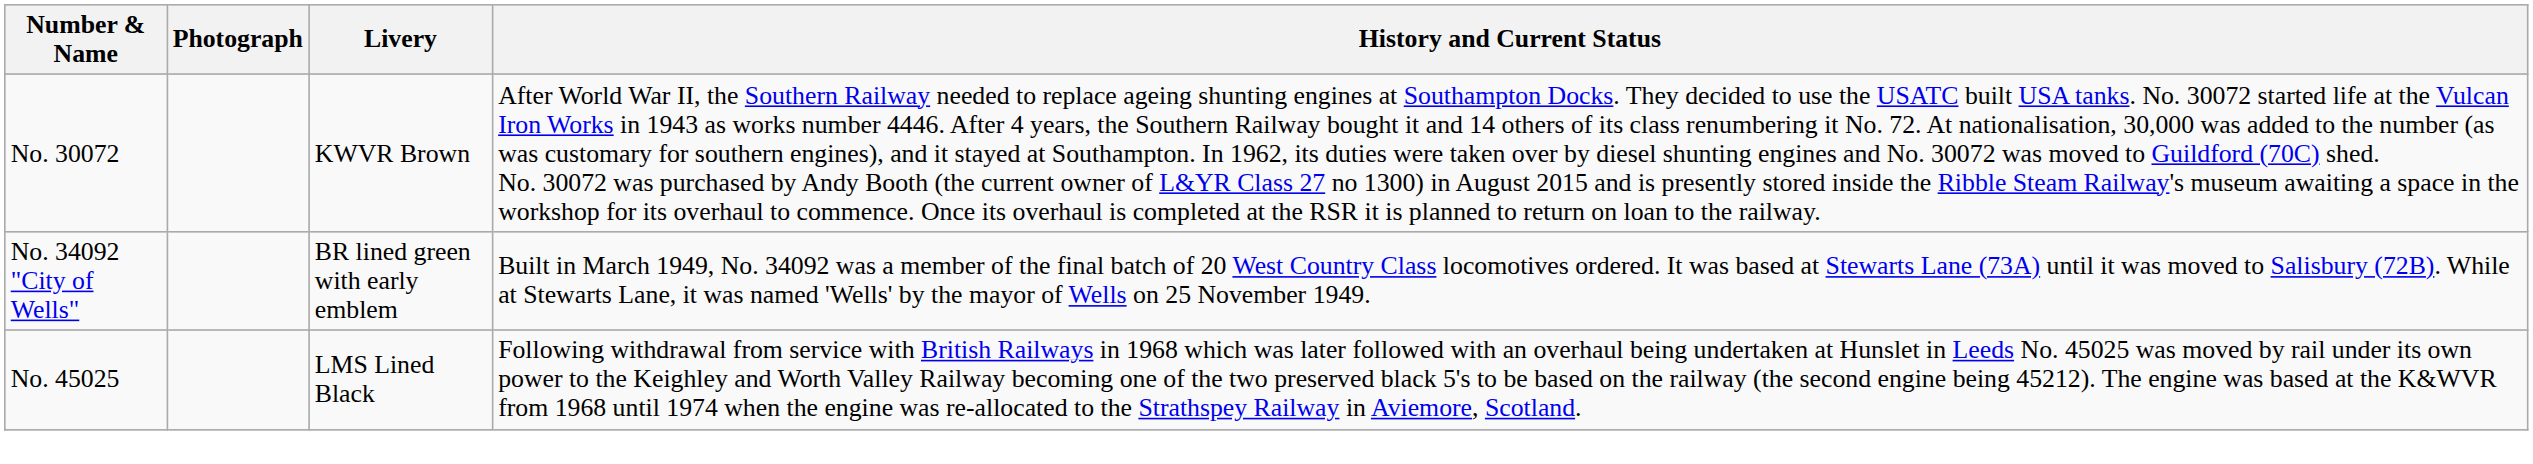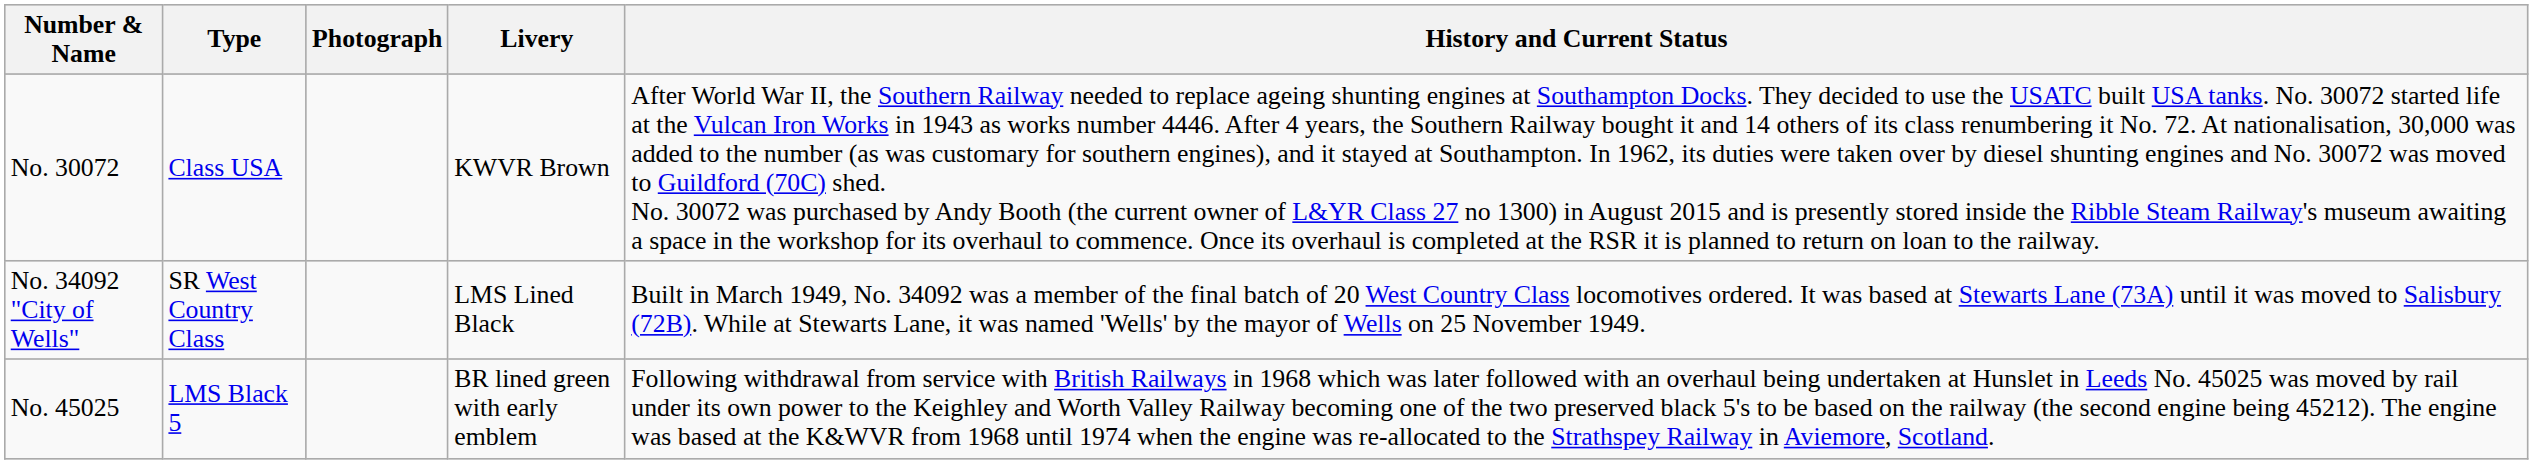+ column: (234, 39)
(393, 280) BR lined green with early emblem -> (514, 309) LMS Lined Black
(375, 379) LMS Lined Black -> (532, 408) BR lined green with early emblem
